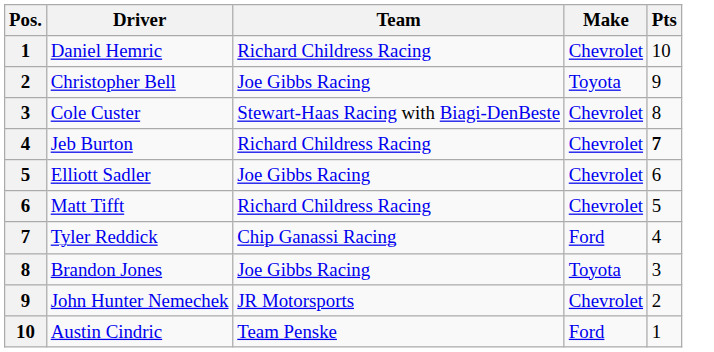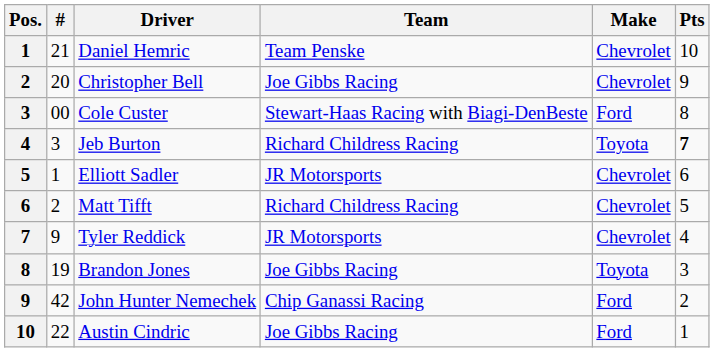+ column: (60, 20)
(334, 51) Richard Childress Racing -> (315, 51) Team Penske
(595, 82) Toyota -> (634, 82) Chevrolet
(606, 113) Chevrolet -> (614, 113) Ford
(606, 144) Chevrolet -> (622, 144) Toyota
(304, 175) Joe Gibbs Racing -> (323, 175) JR Motorsports
(317, 237) Chip Ganassi Racing -> (323, 237) JR Motorsports
(587, 237) Ford -> (634, 237) Chevrolet
(296, 299) JR Motorsports -> (344, 299) Chip Ganassi Racing
(606, 299) Chevrolet -> (614, 299) Ford
(287, 331) Team Penske -> (331, 331) Joe Gibbs Racing
